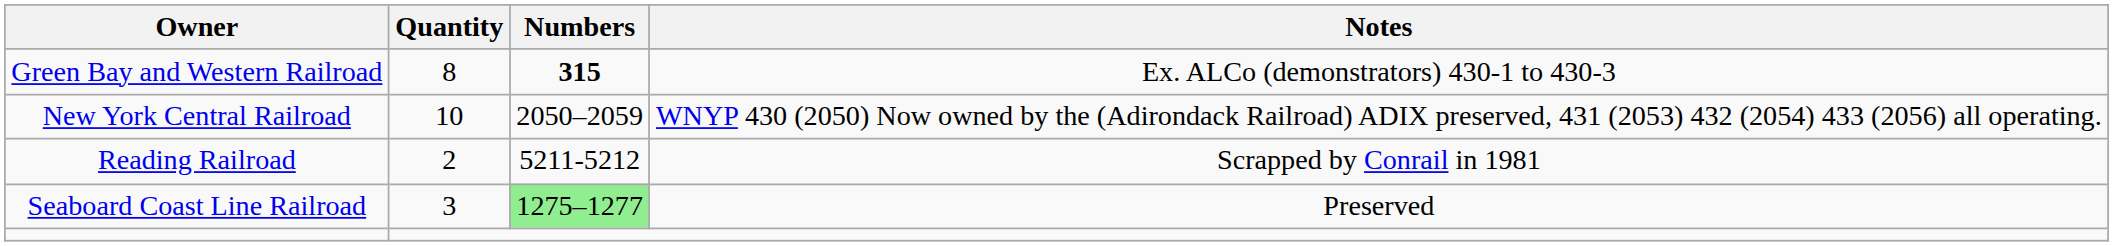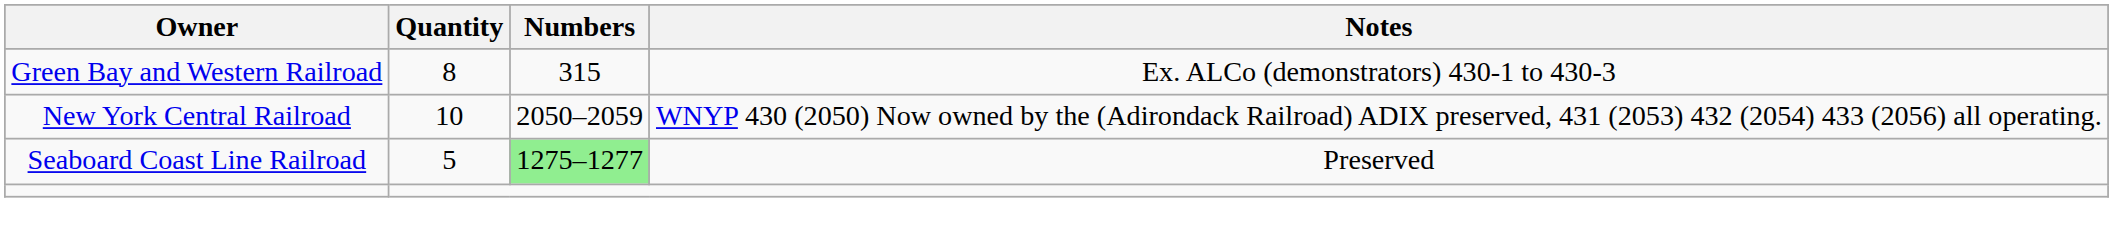(580, 71) bold -> (580, 71) normal
- row: (197, 160)
(449, 205) 3 -> (449, 160) 5
